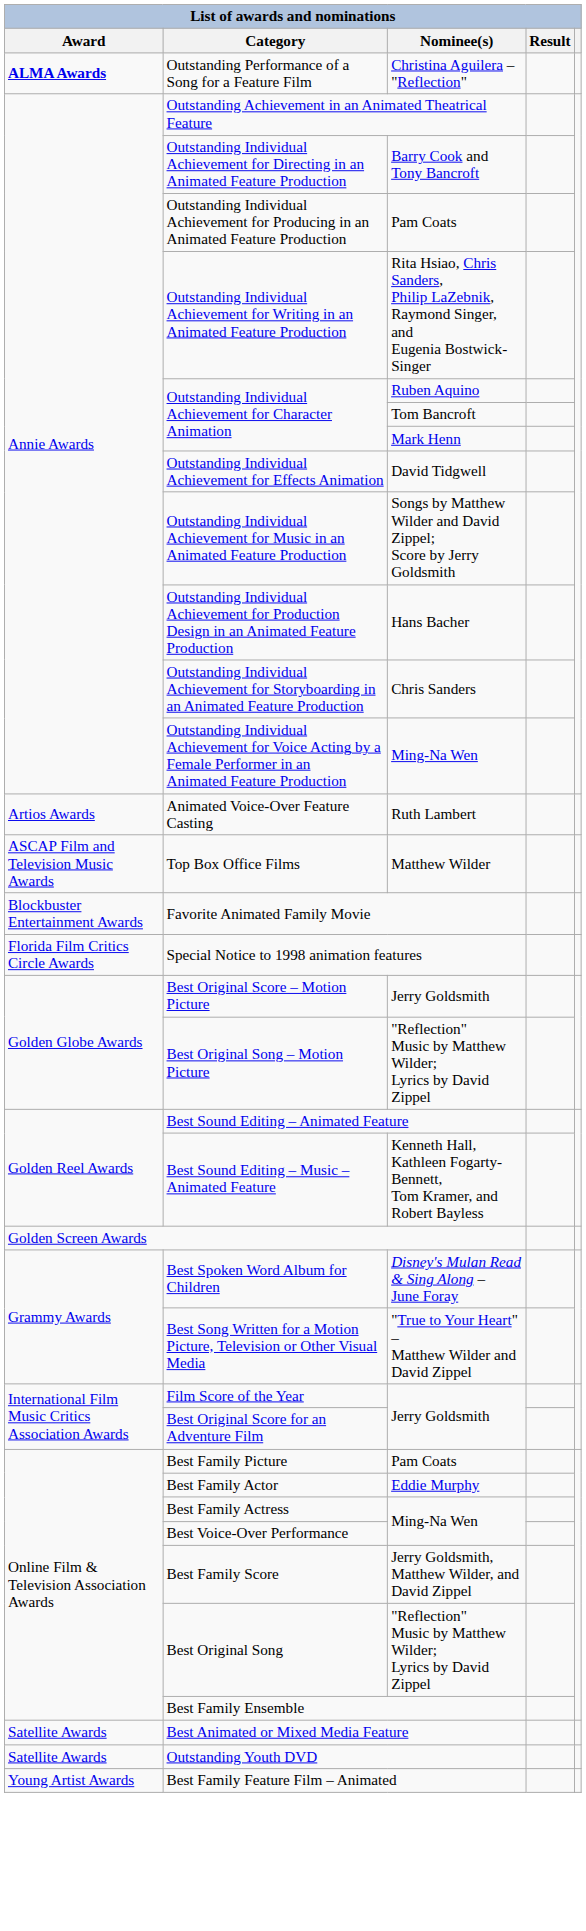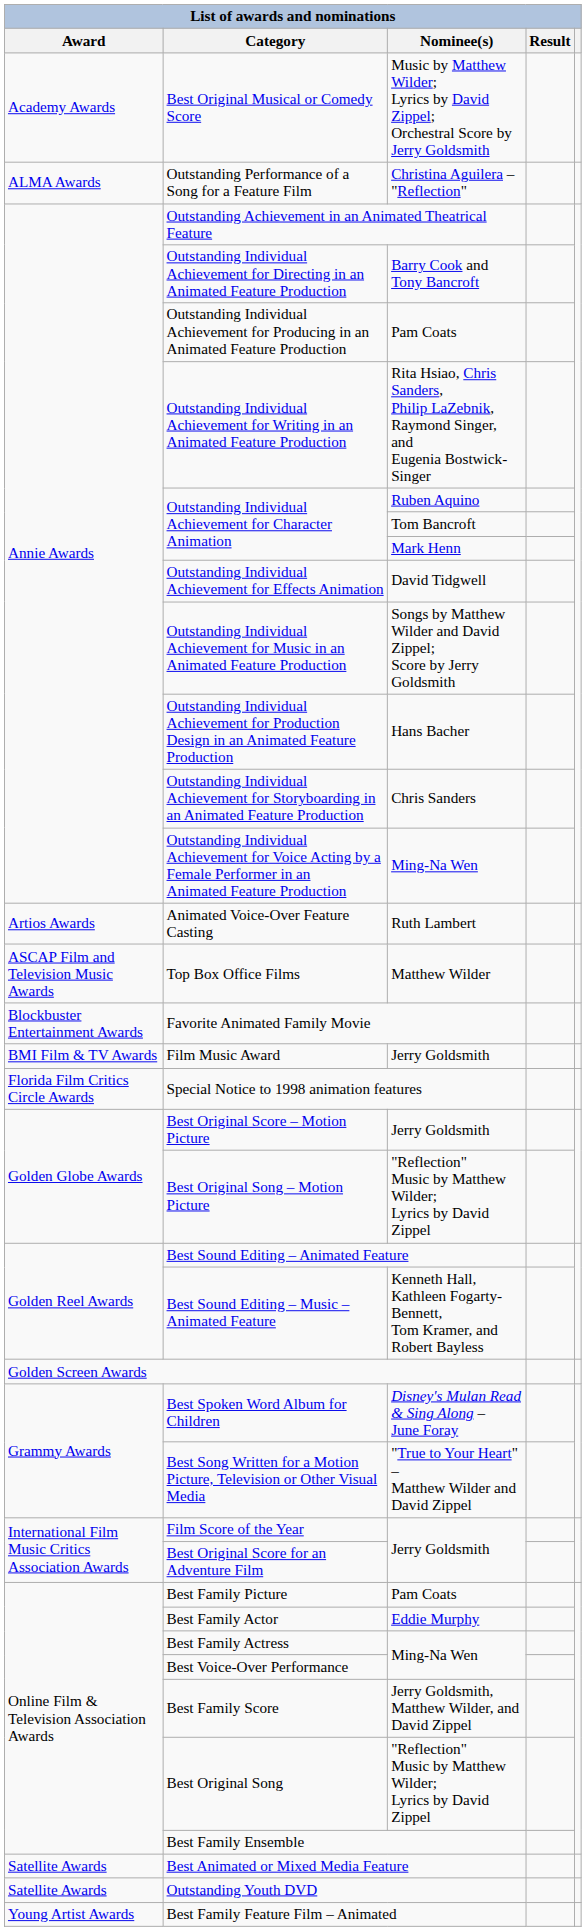+ row: (270, 107)
(57, 73) bold -> (54, 182) normal
+ row: (223, 1055)
